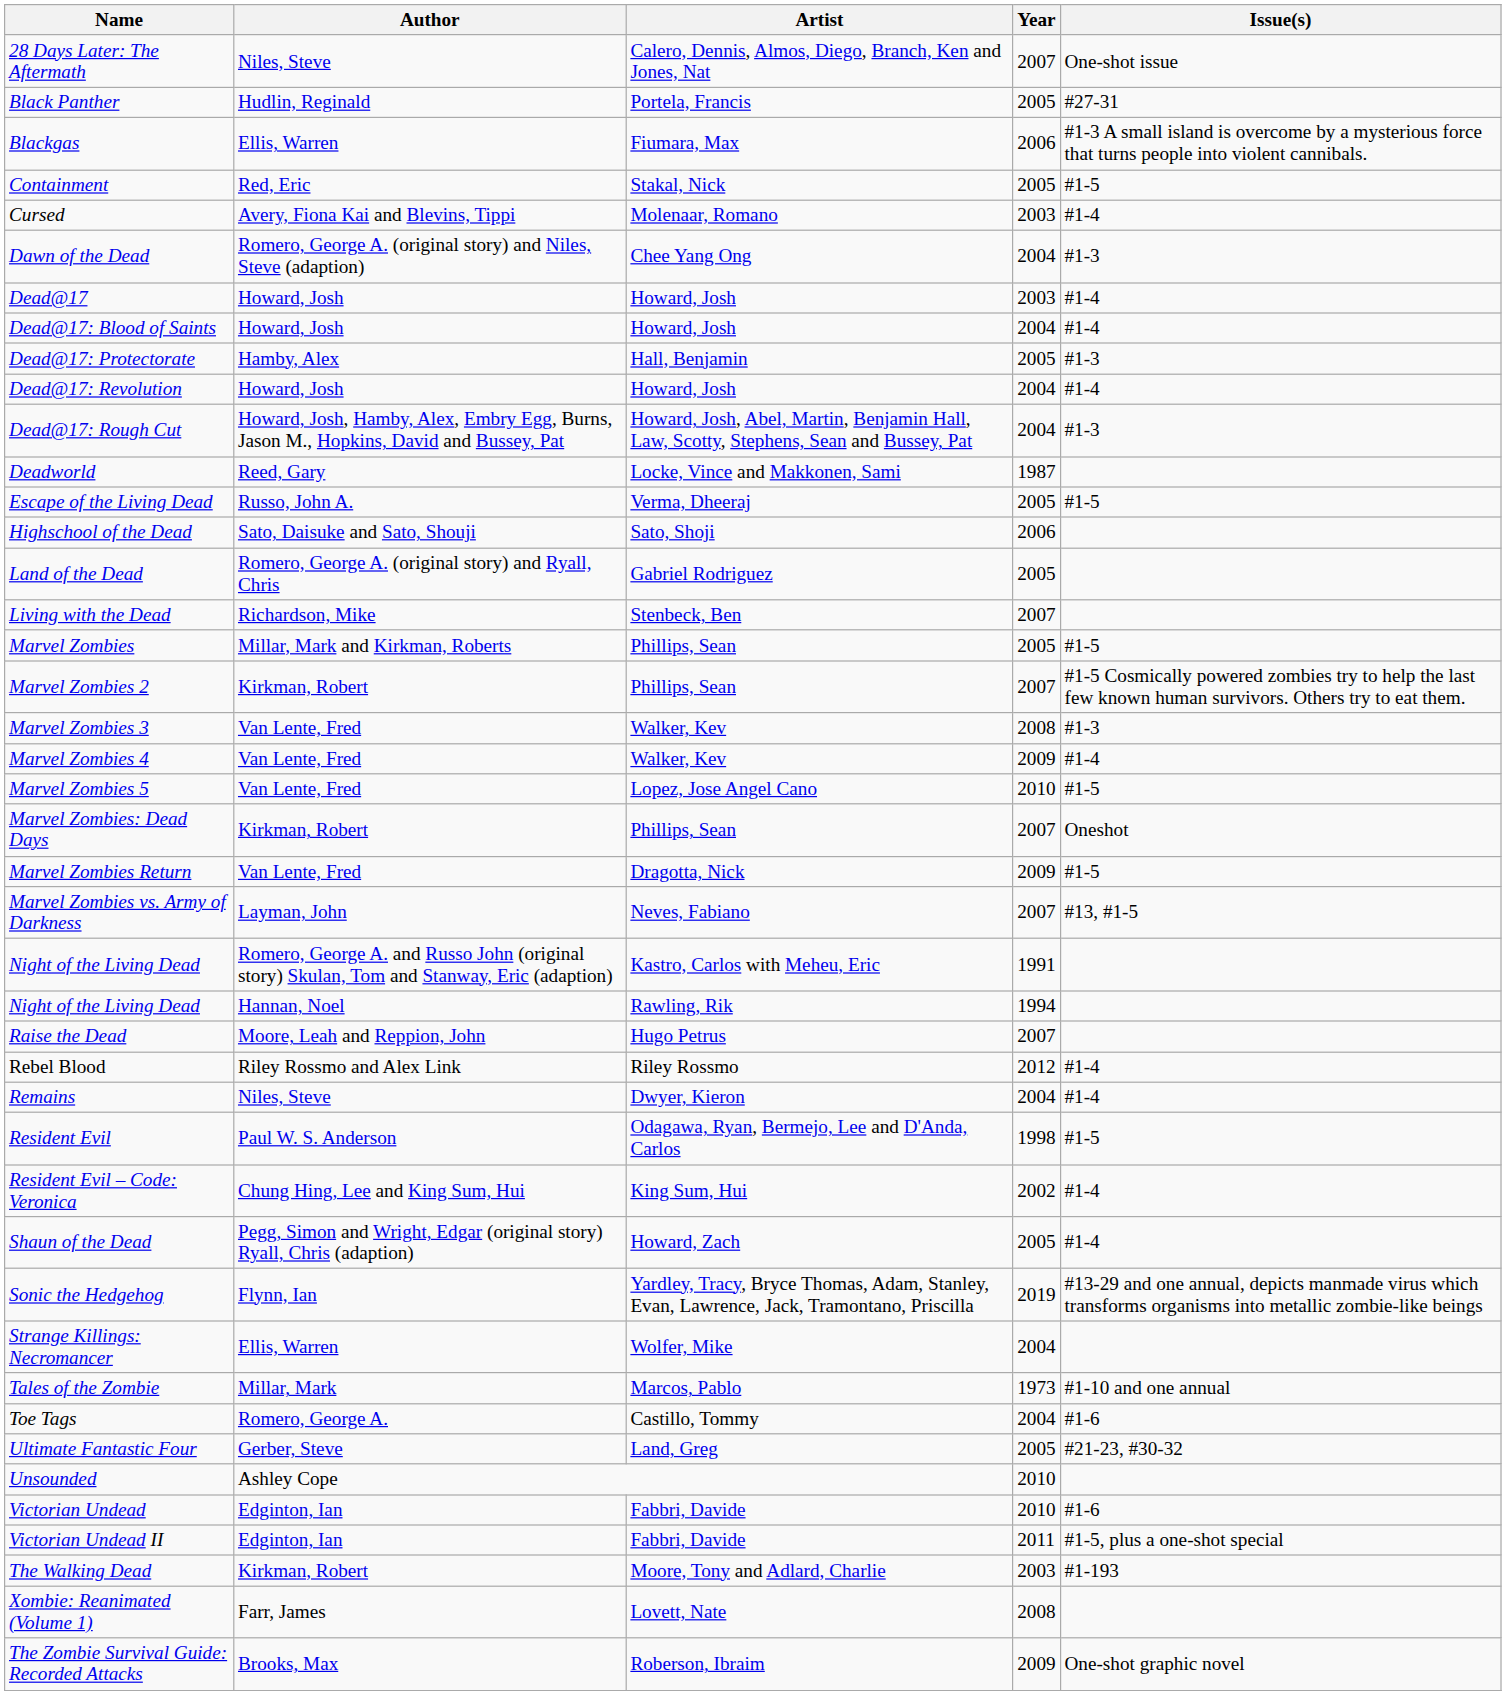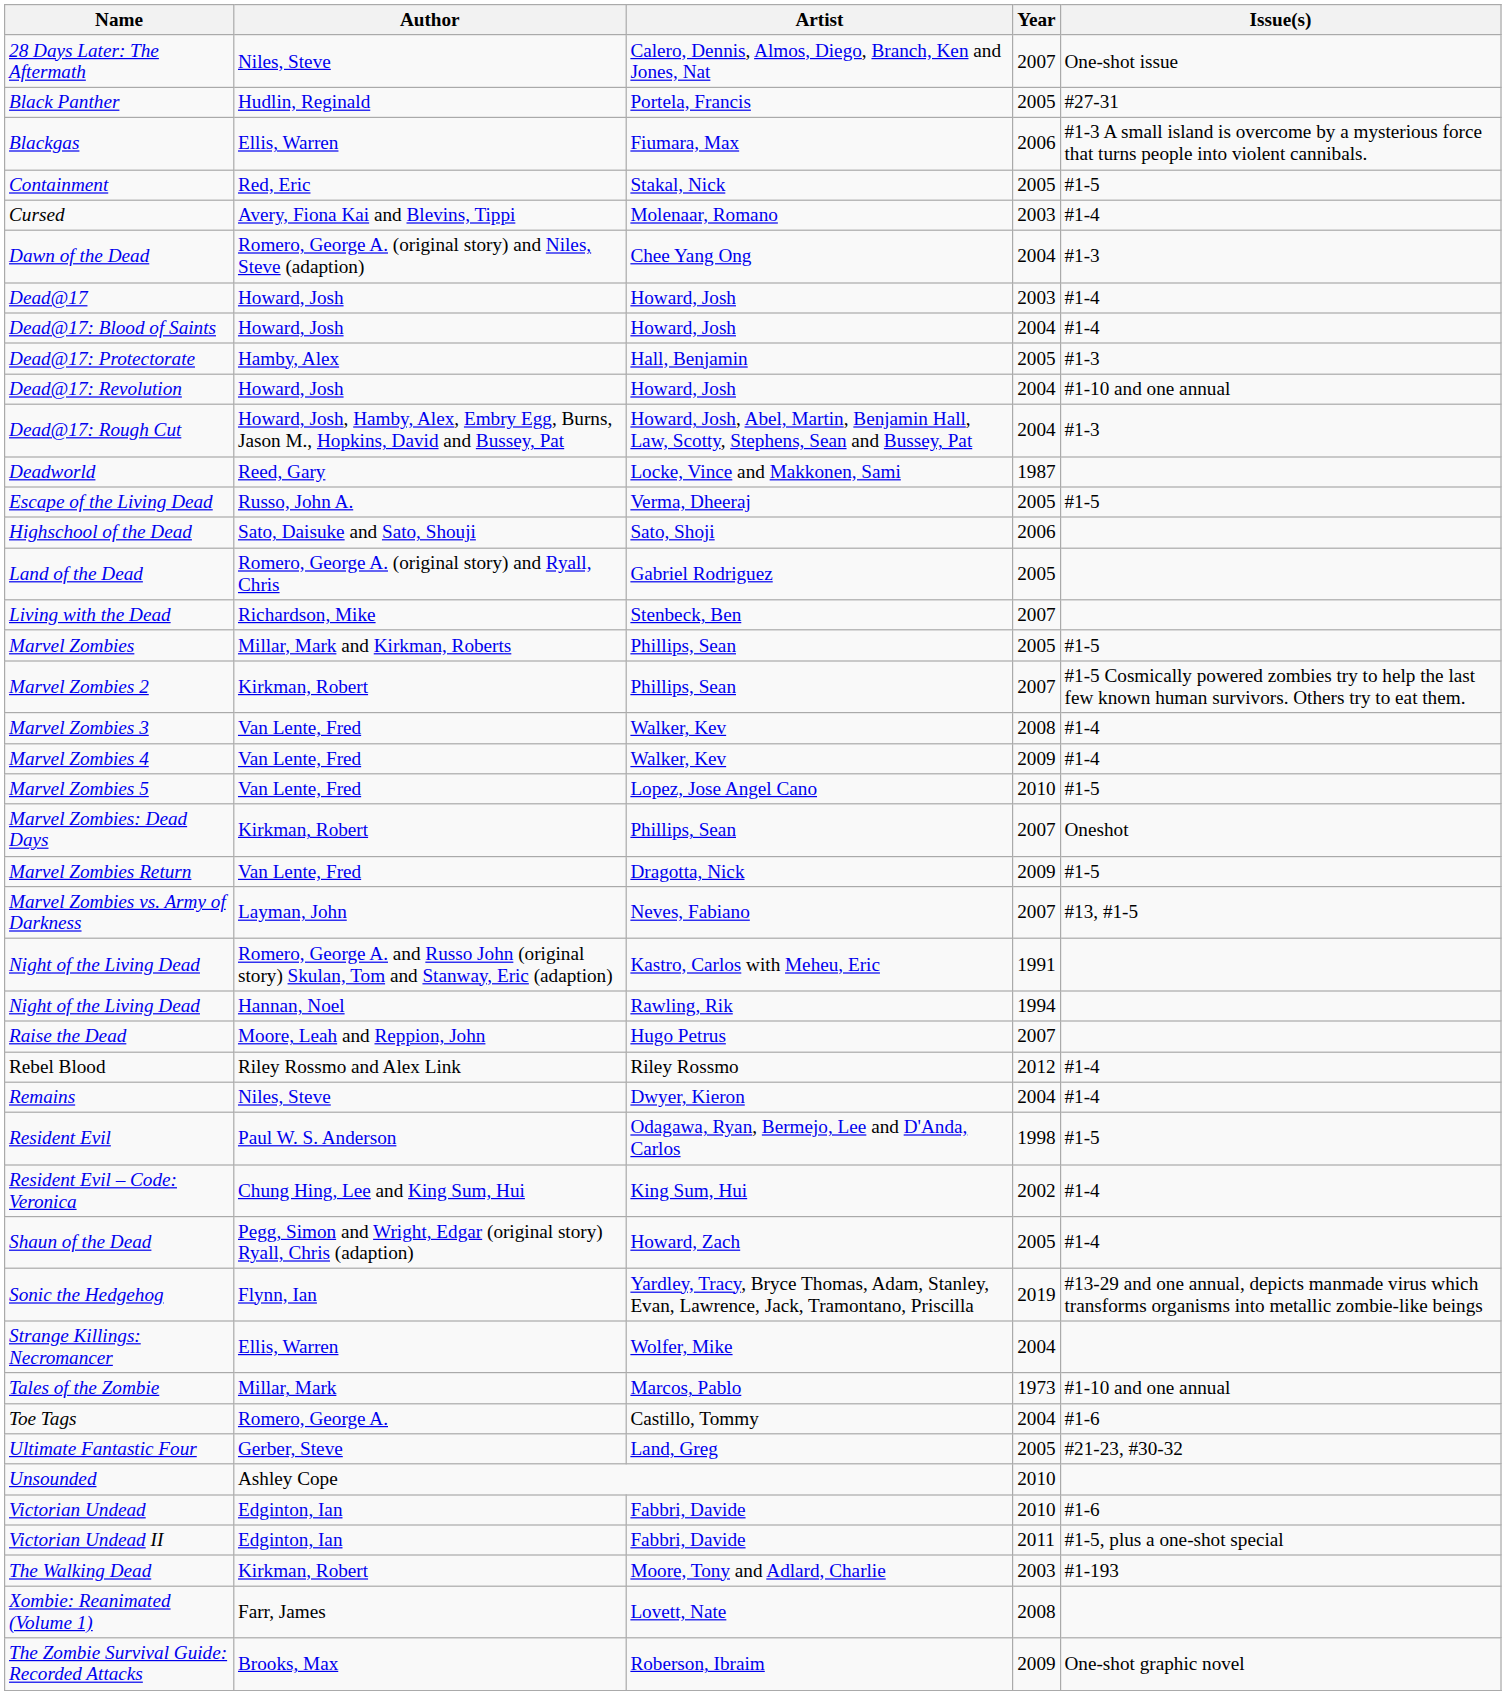(1082, 389) #1-4 -> (1147, 389) #1-10 and one annual
(1082, 727) #1-3 -> (1082, 727) #1-4
